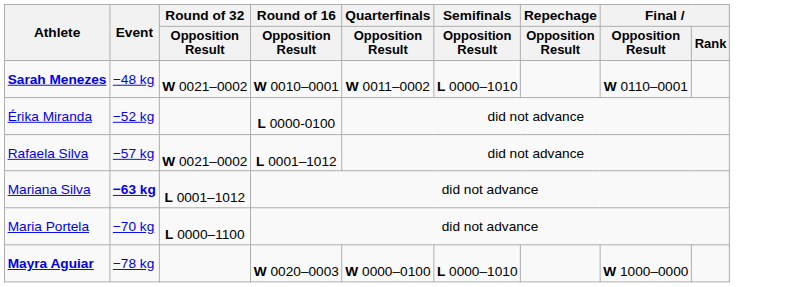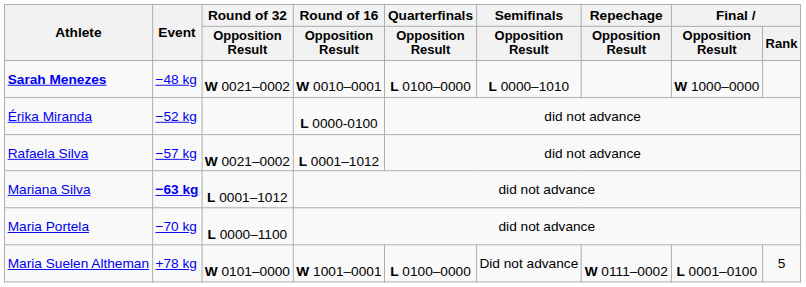(388, 87) W 0011–0002 -> (430, 87) L 0100–0000
(646, 87) W 0110–0001 -> (717, 87) W 1000–0000
- row: (51, 264)
+ row: (78, 264)
